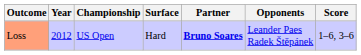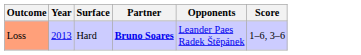- column: (109, 12)
(61, 35) 2012 -> (61, 35) 2013
